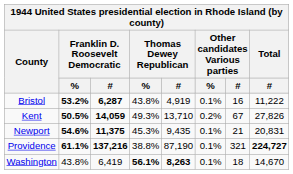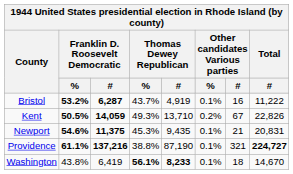(146, 100) 43.8% -> (146, 100) 43.7%
(269, 116) 27,826 -> (269, 116) 22,826
(178, 161) 8,263 -> (178, 161) 8,233
